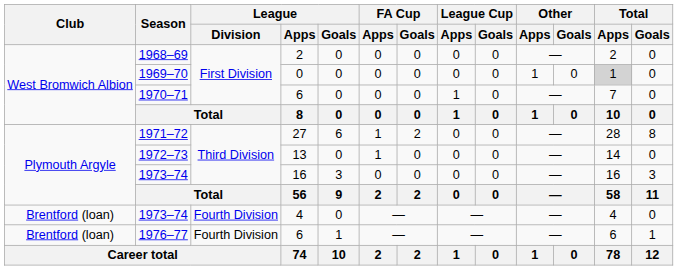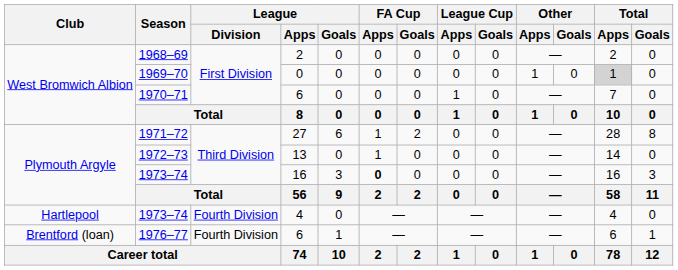(378, 174) normal -> (378, 174) bold
(70, 214) Brentford (loan) -> (70, 214) Hartlepool
